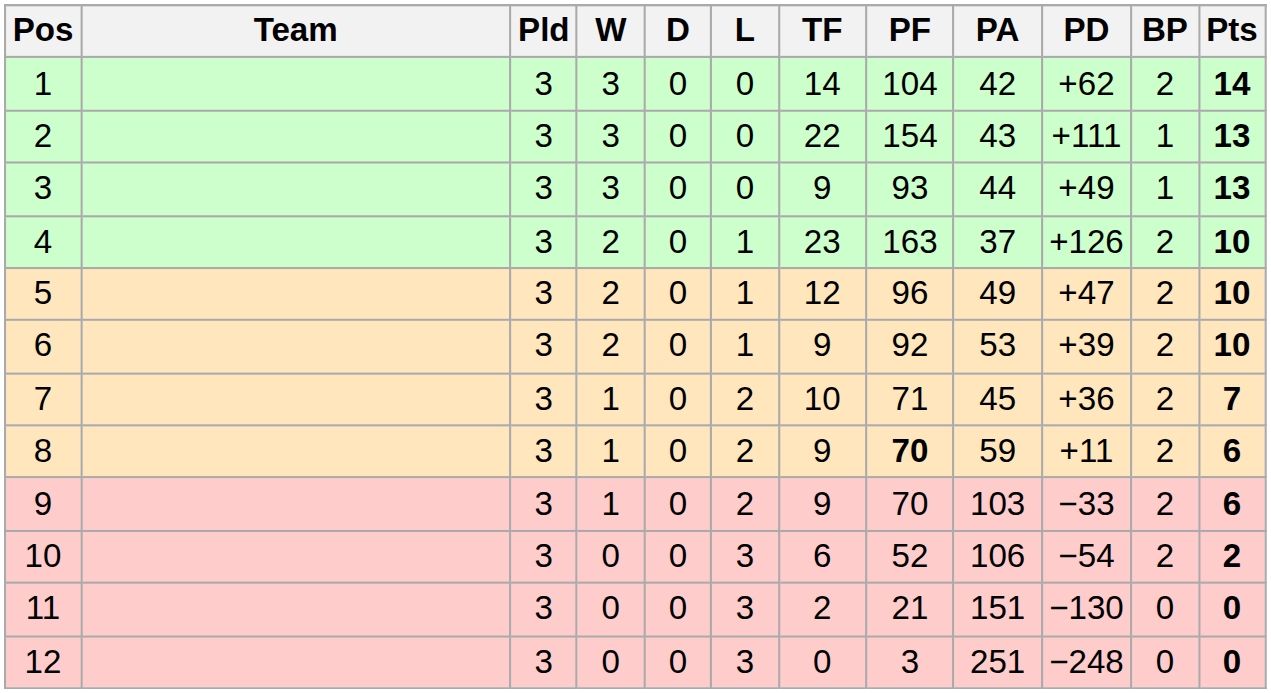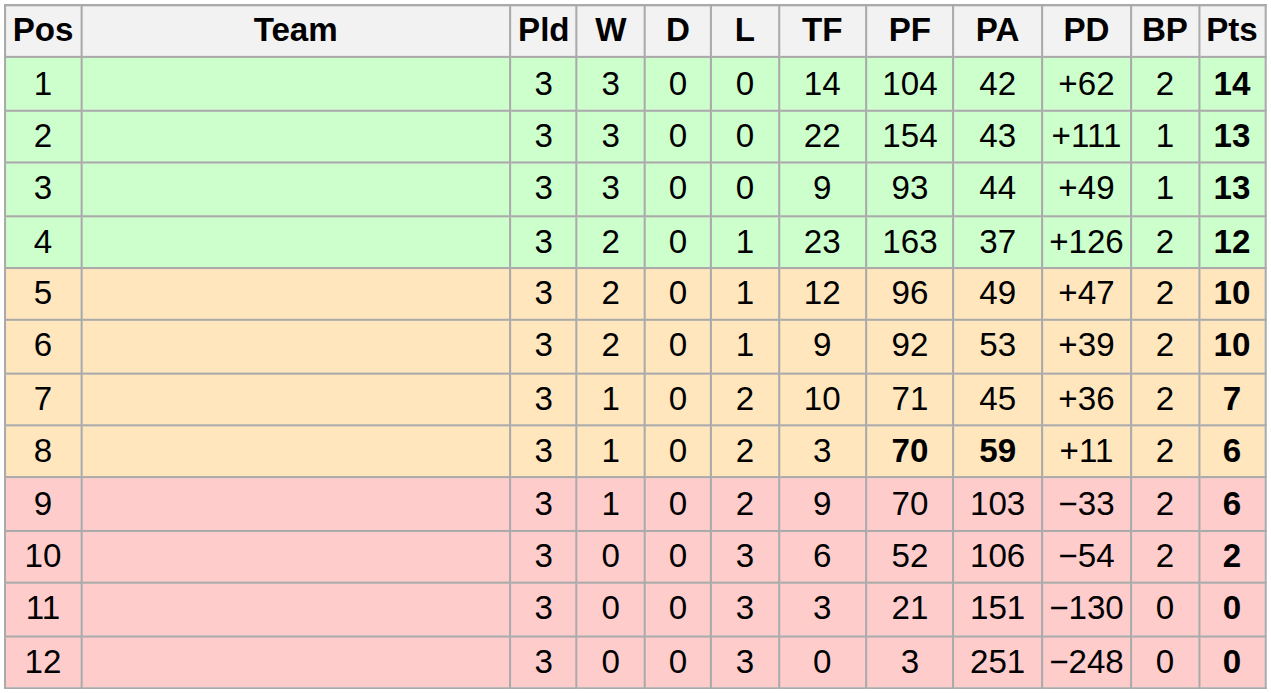(1232, 240) 10 -> (1232, 240) 12
(822, 451) 9 -> (822, 451) 3
(998, 451) normal -> (998, 451) bold
(822, 608) 2 -> (822, 608) 3
